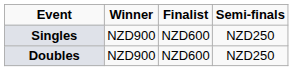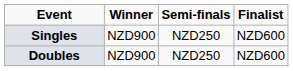columns swapped: (186, 15) <-> (250, 15)
